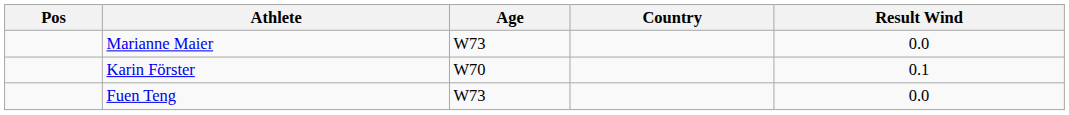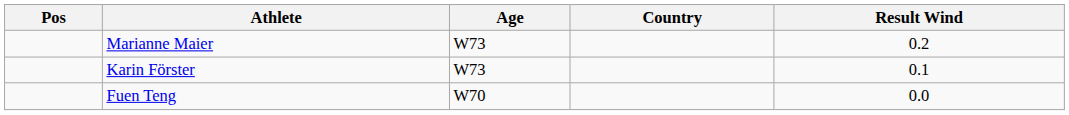(919, 43) 0.0 -> (919, 43) 0.2
(470, 69) W70 -> (470, 69) W73
(470, 95) W73 -> (470, 95) W70
